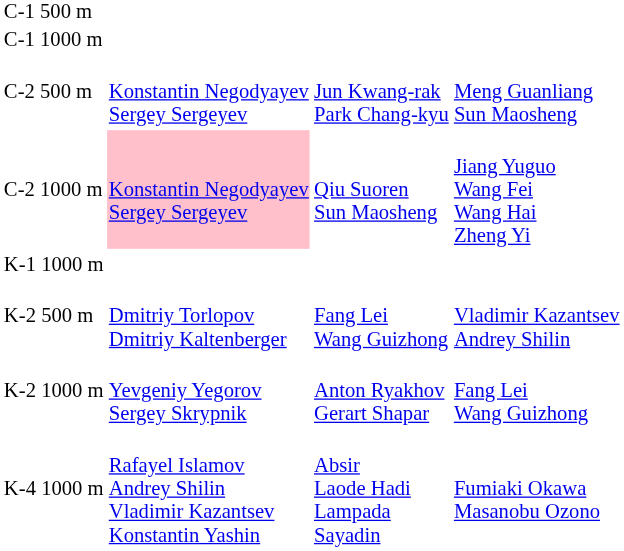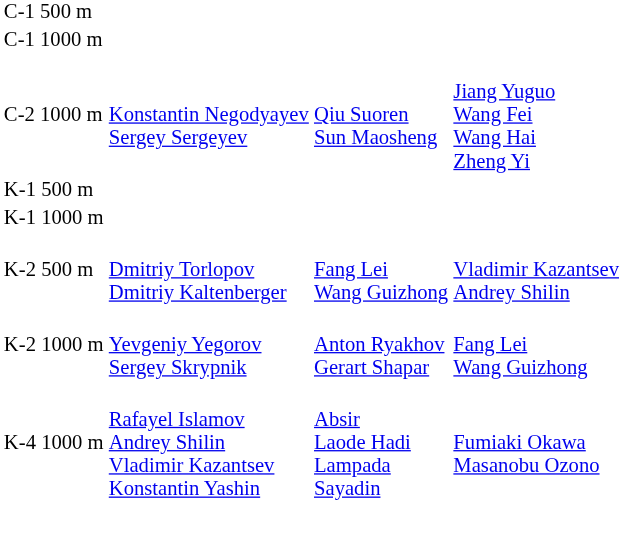- row: (48, 91)
(209, 200) pink background -> (209, 126) no background
+ row: (49, 189)
